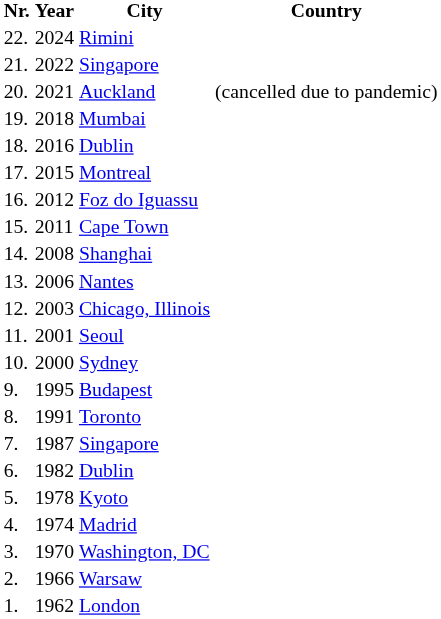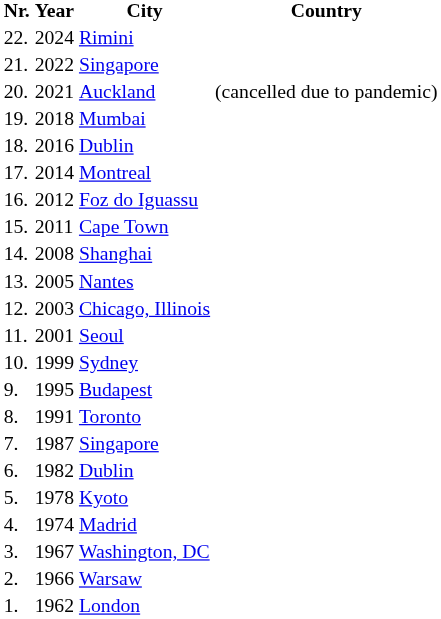(54, 173) 2015 -> (54, 173) 2014
(54, 281) 2006 -> (54, 281) 2005
(54, 362) 2000 -> (54, 362) 1999
(54, 551) 1970 -> (54, 551) 1967
